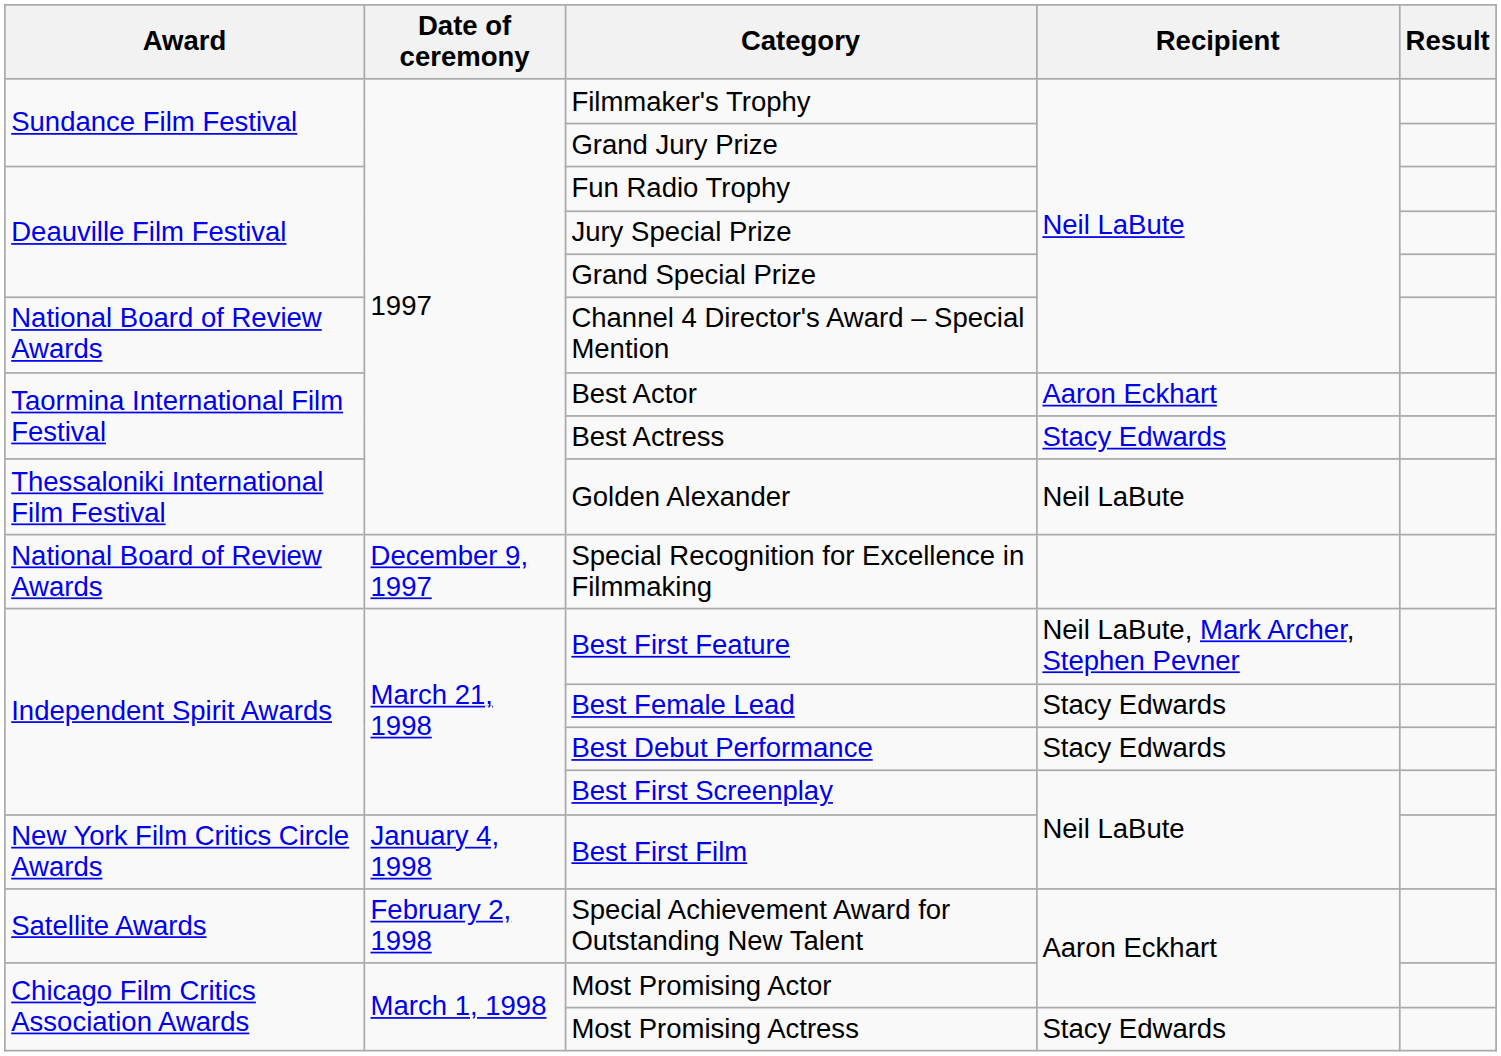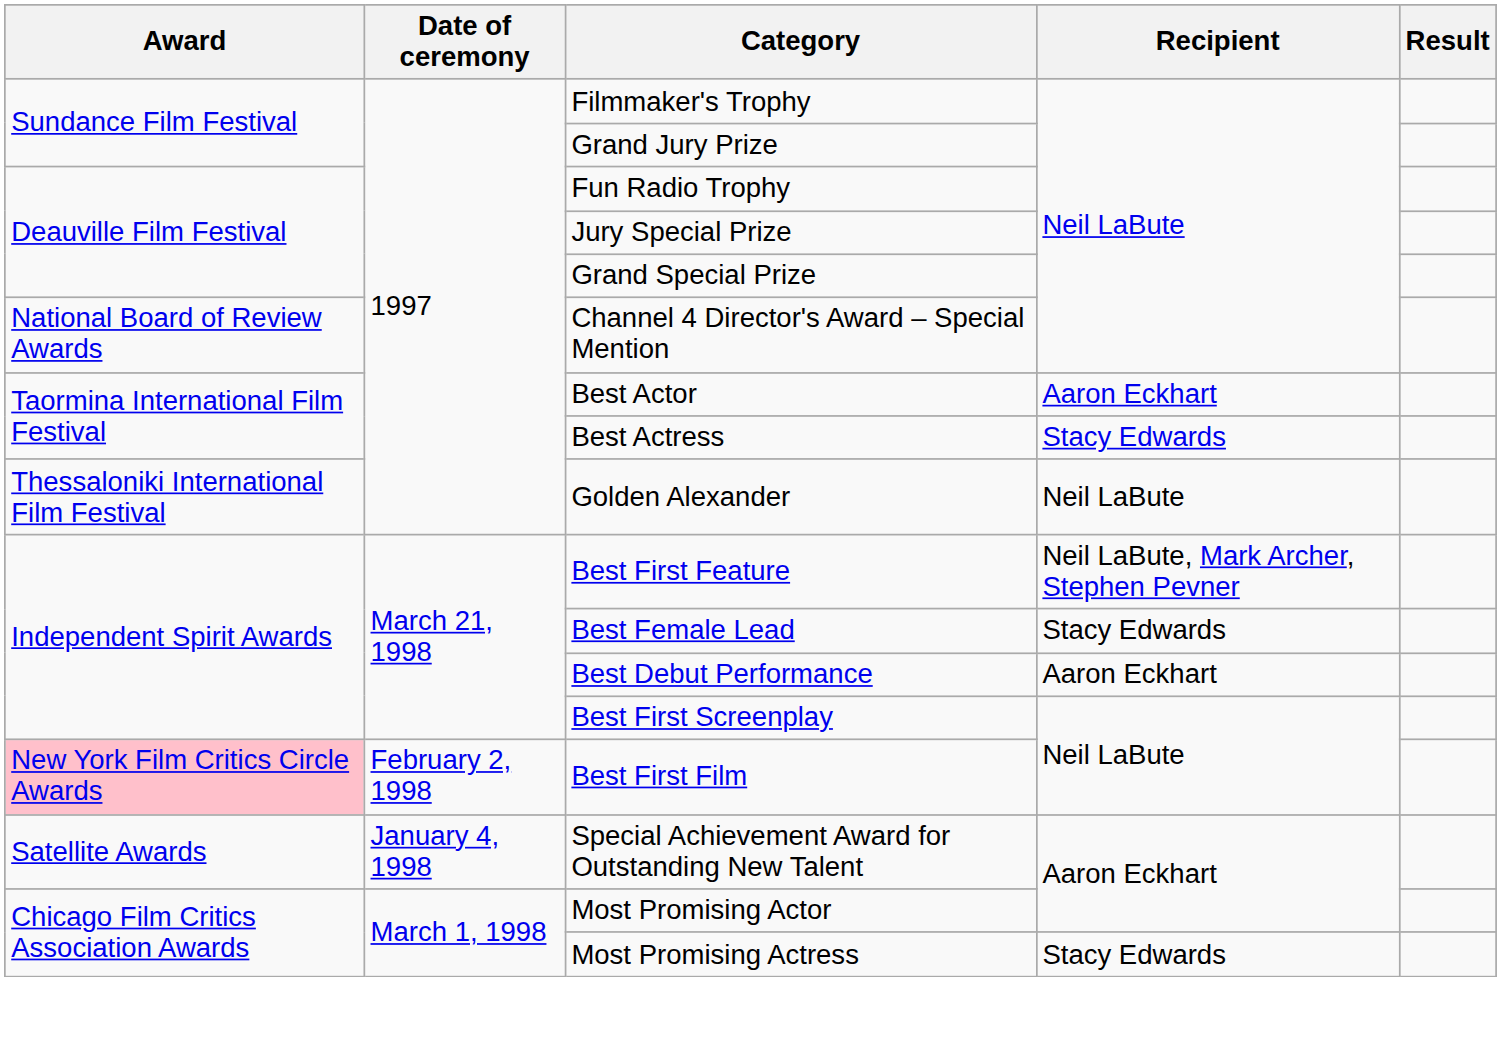- row: (798, 571)
(1134, 748) Stacy Edwards -> (1130, 673) Aaron Eckhart
(180, 851) no background -> (180, 776) pink background
(435, 851) January 4, 1998 -> (441, 776) February 2, 1998
(441, 925) February 2, 1998 -> (435, 851) January 4, 1998
